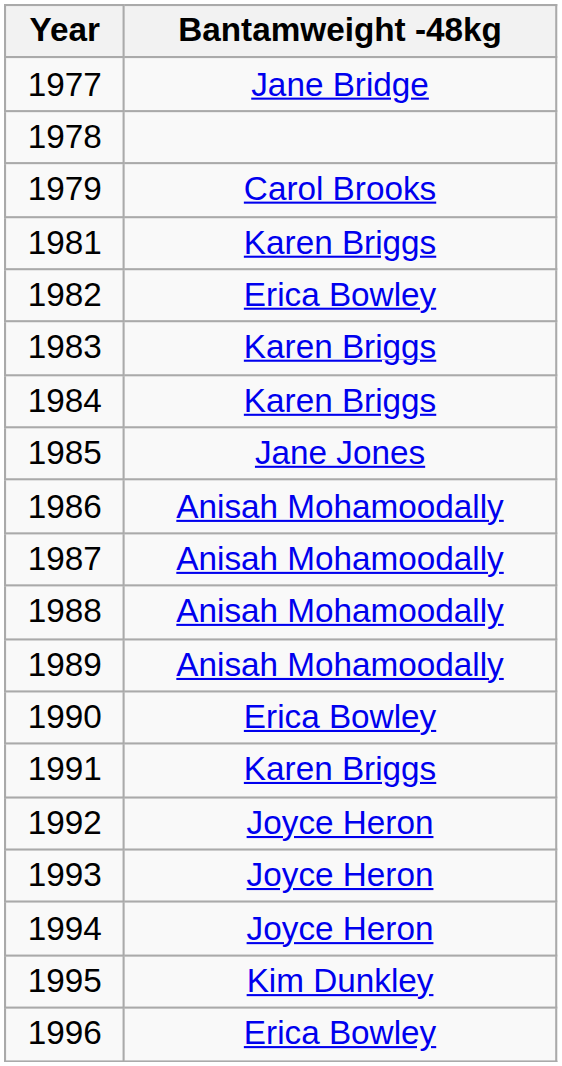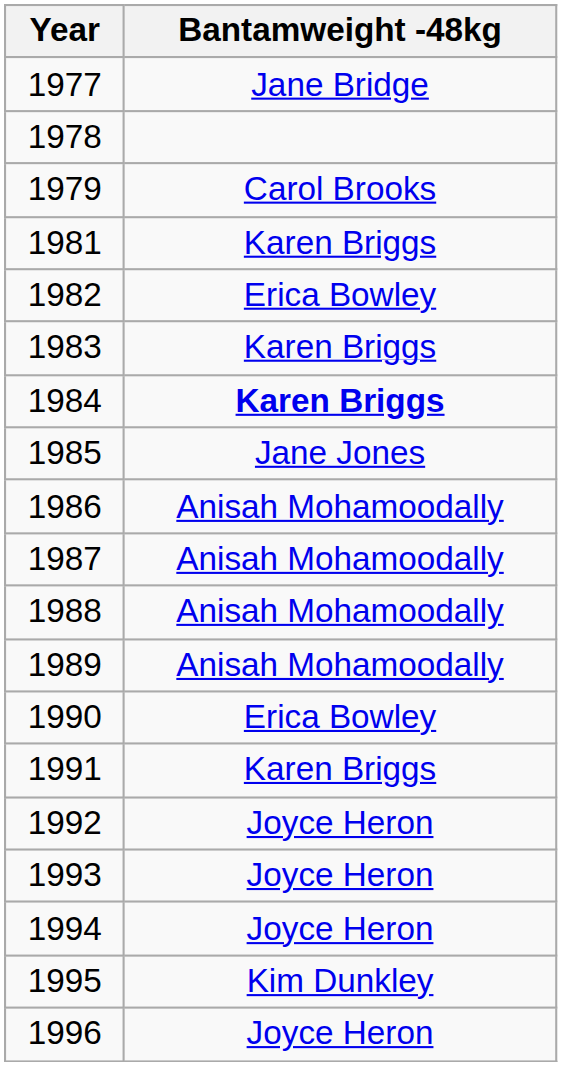(340, 400) normal -> (340, 400) bold
(340, 1033) Erica Bowley -> (340, 1033) Joyce Heron
